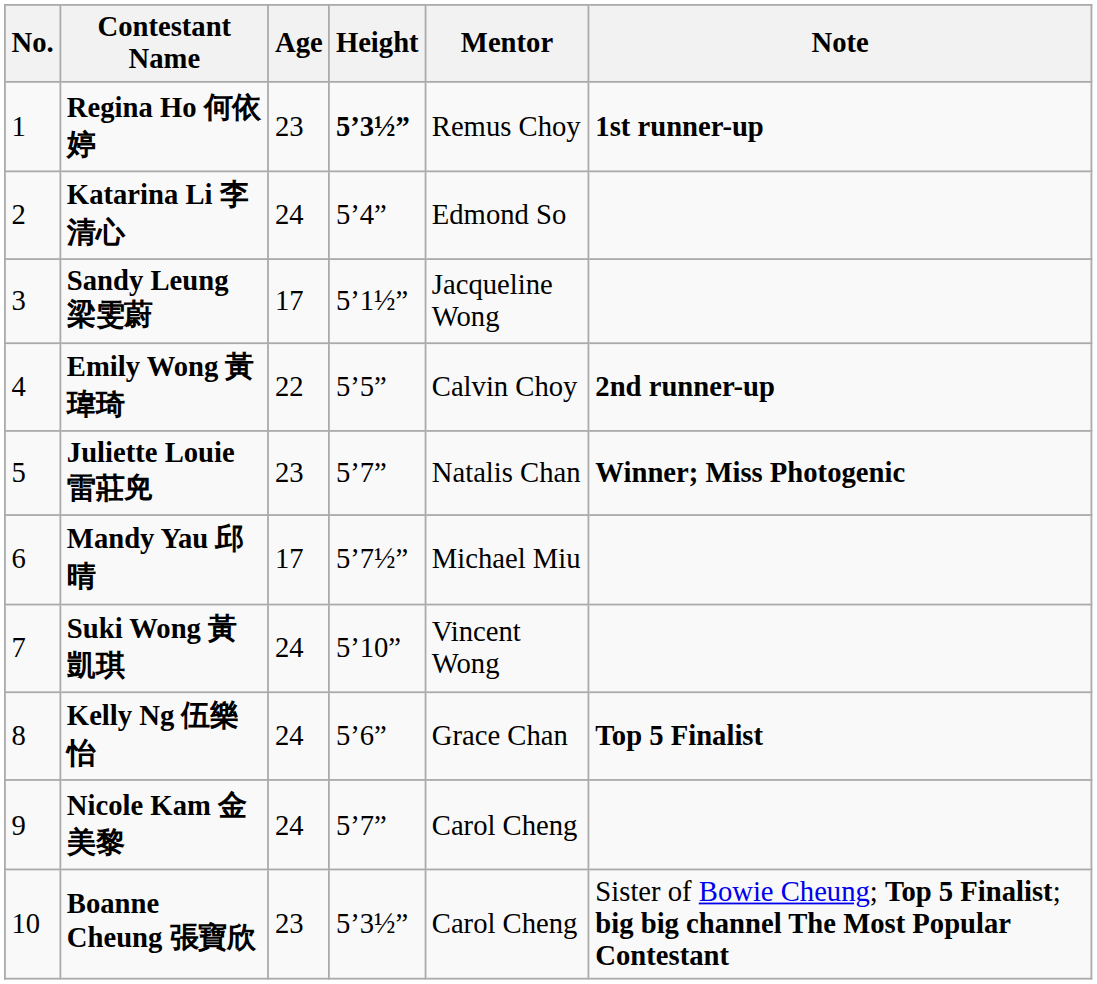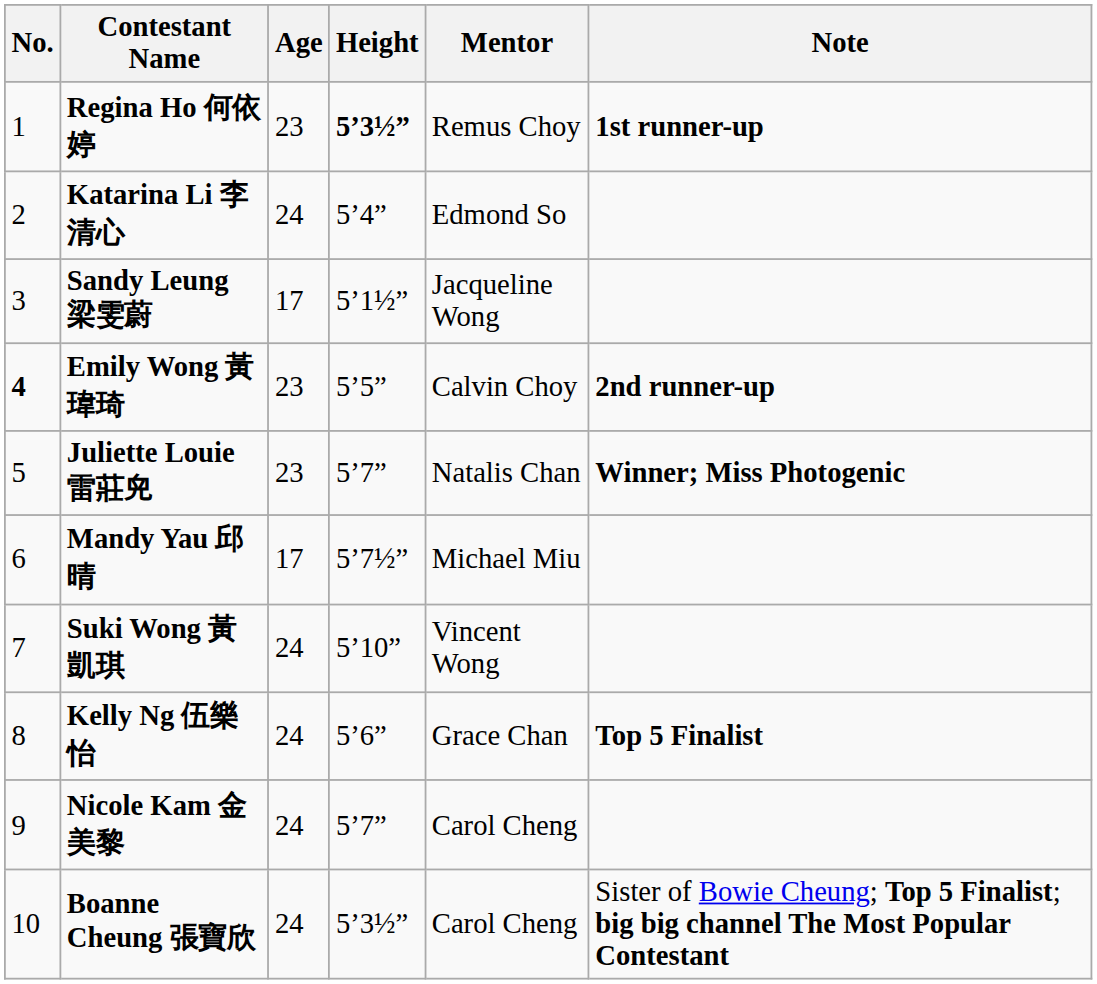(19, 386) normal -> (19, 386) bold
(289, 386) 22 -> (289, 386) 23
(289, 923) 23 -> (289, 923) 24
